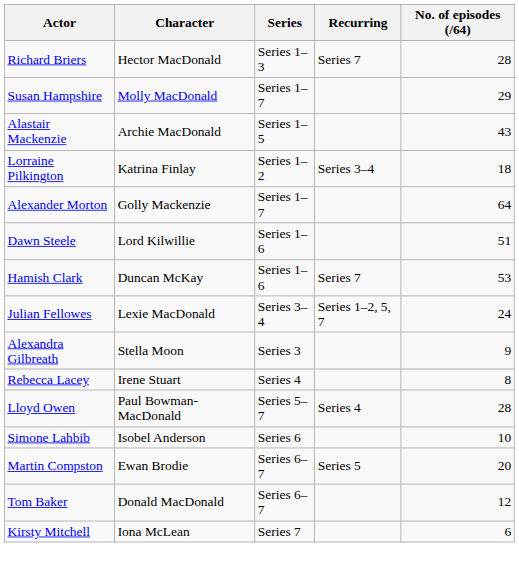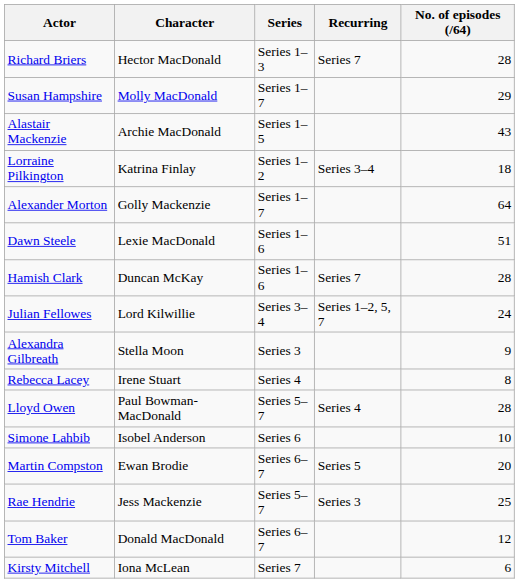(156, 241) Lord Kilwillie -> (166, 241) Lexie MacDonald
(504, 277) 53 -> (504, 277) 28
(166, 314) Lexie MacDonald -> (156, 314) Lord Kilwillie
+ row: (41, 502)
